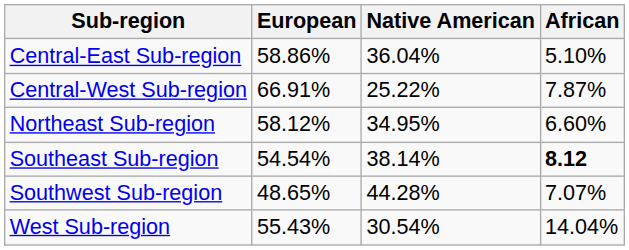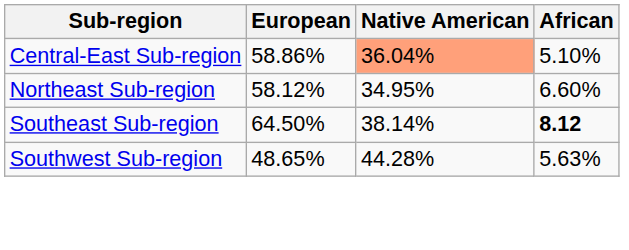(403, 55) no background -> (398, 55) lightsalmon background
- row: (128, 90)
(294, 158) 54.54% -> (288, 124) 64.50%
(576, 192) 7.07% -> (570, 158) 5.63%
- row: (90, 227)
